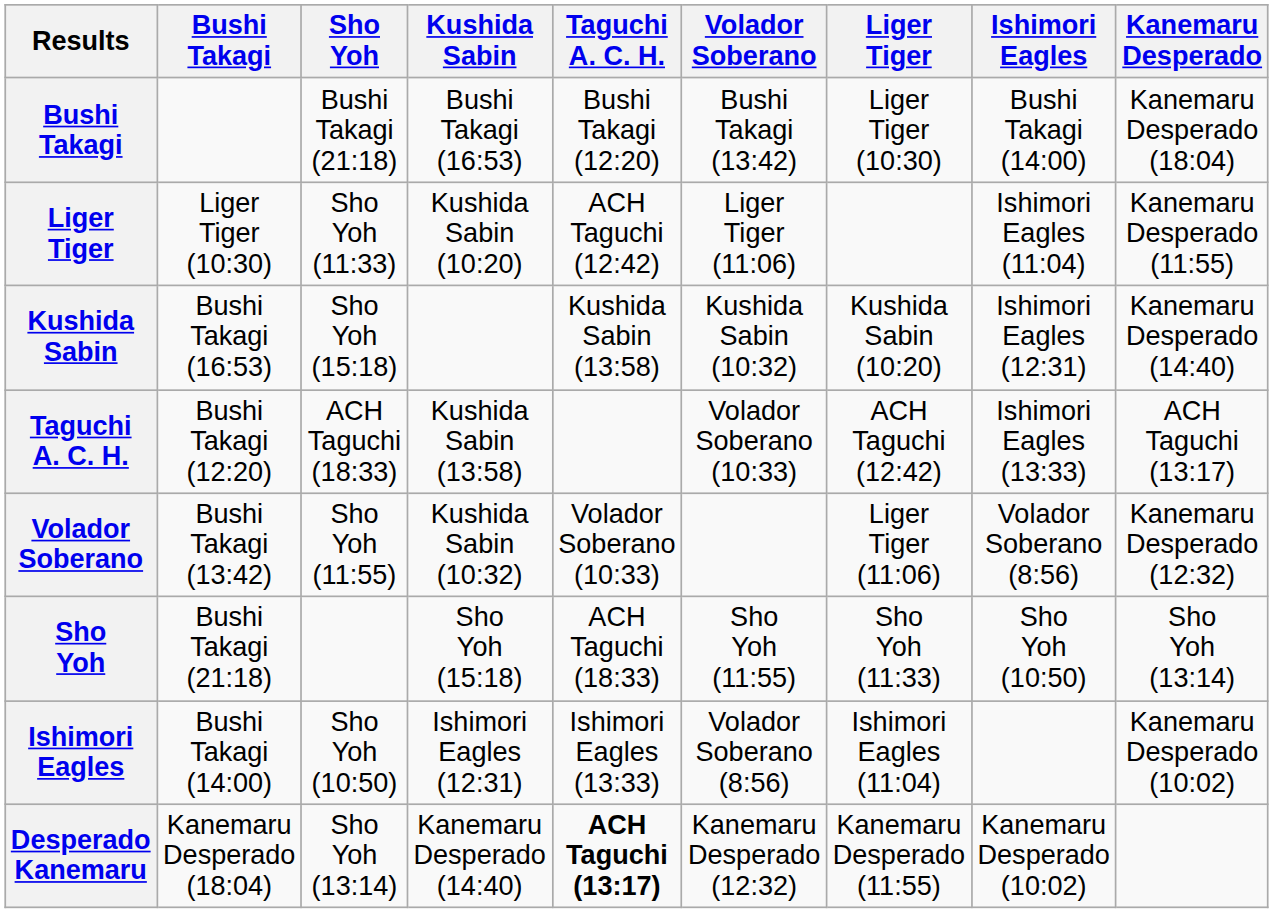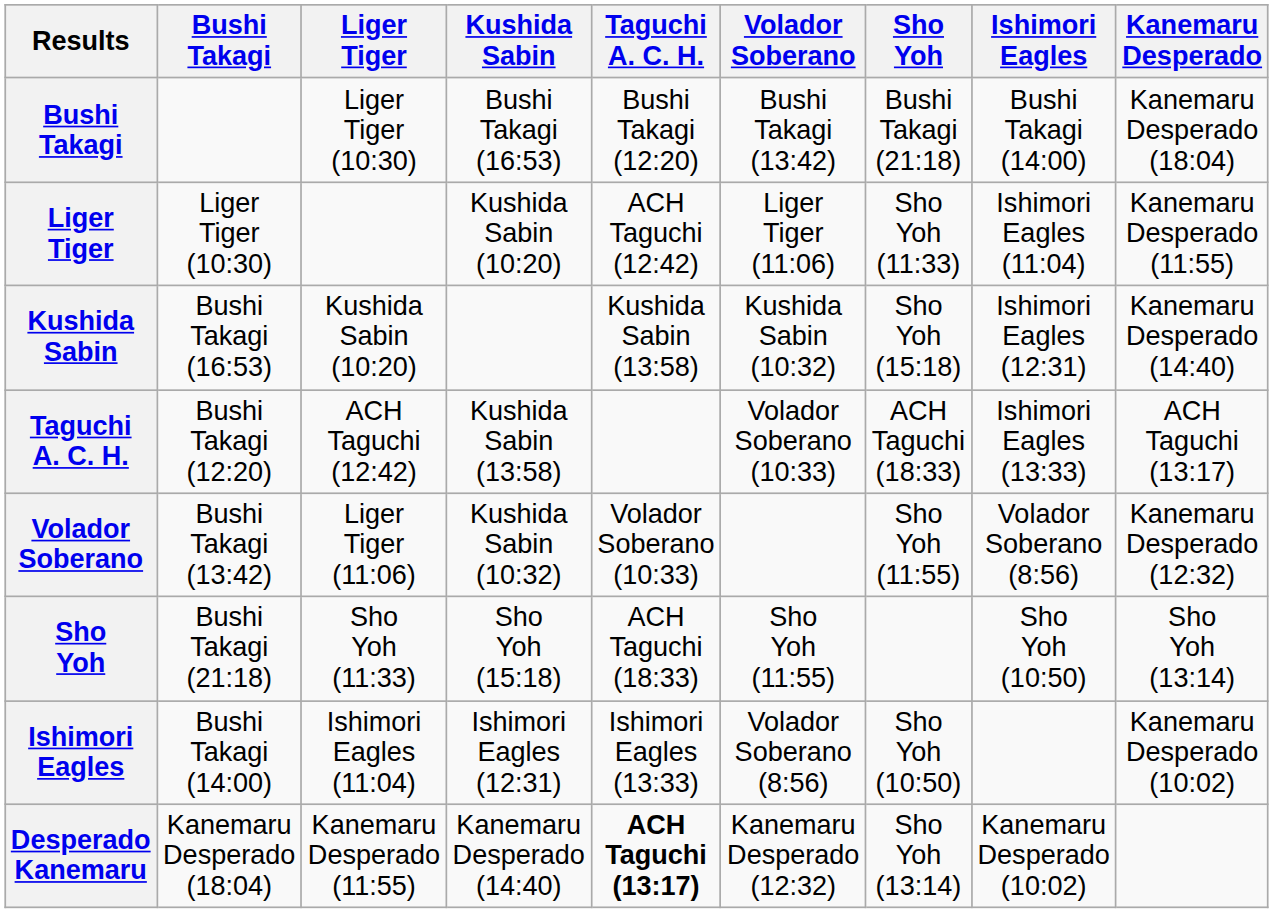columns swapped: (899, 41) <-> (354, 41)
